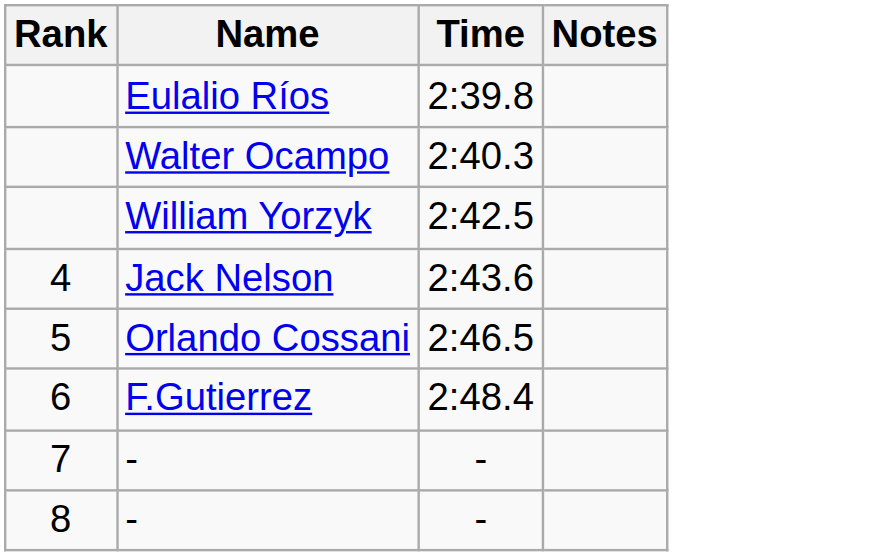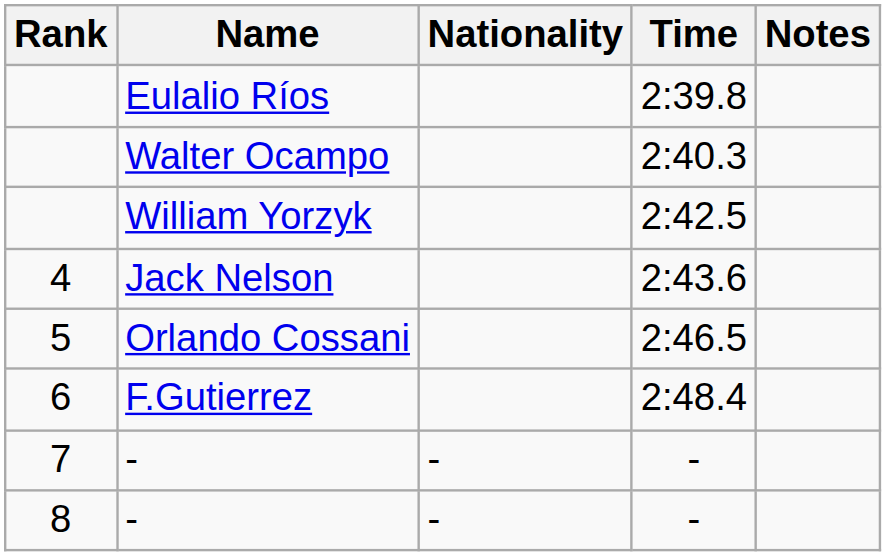+ column: (525, 34)
